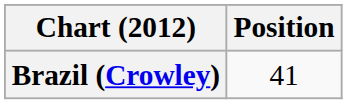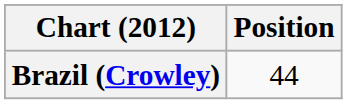(284, 74) 41 -> (284, 74) 44
